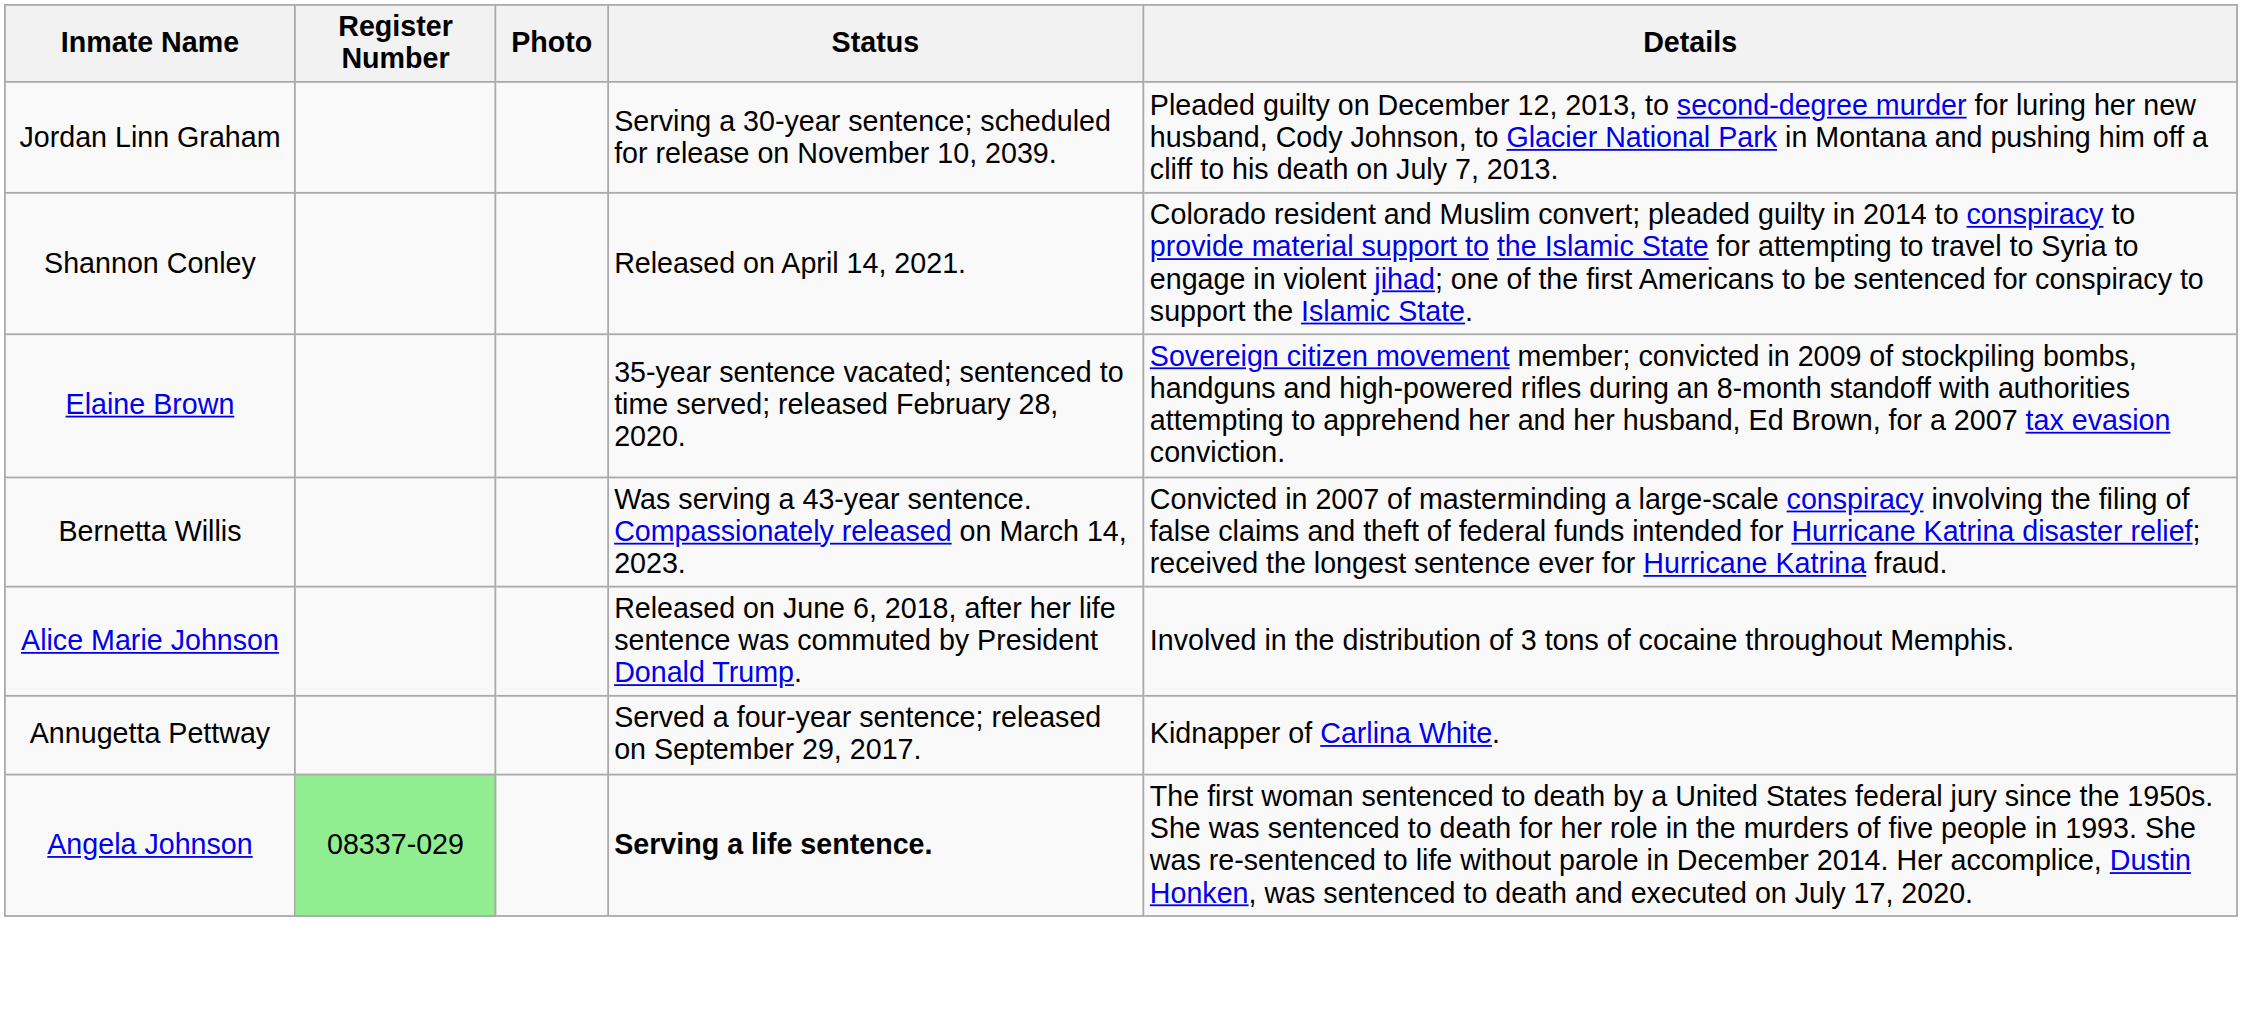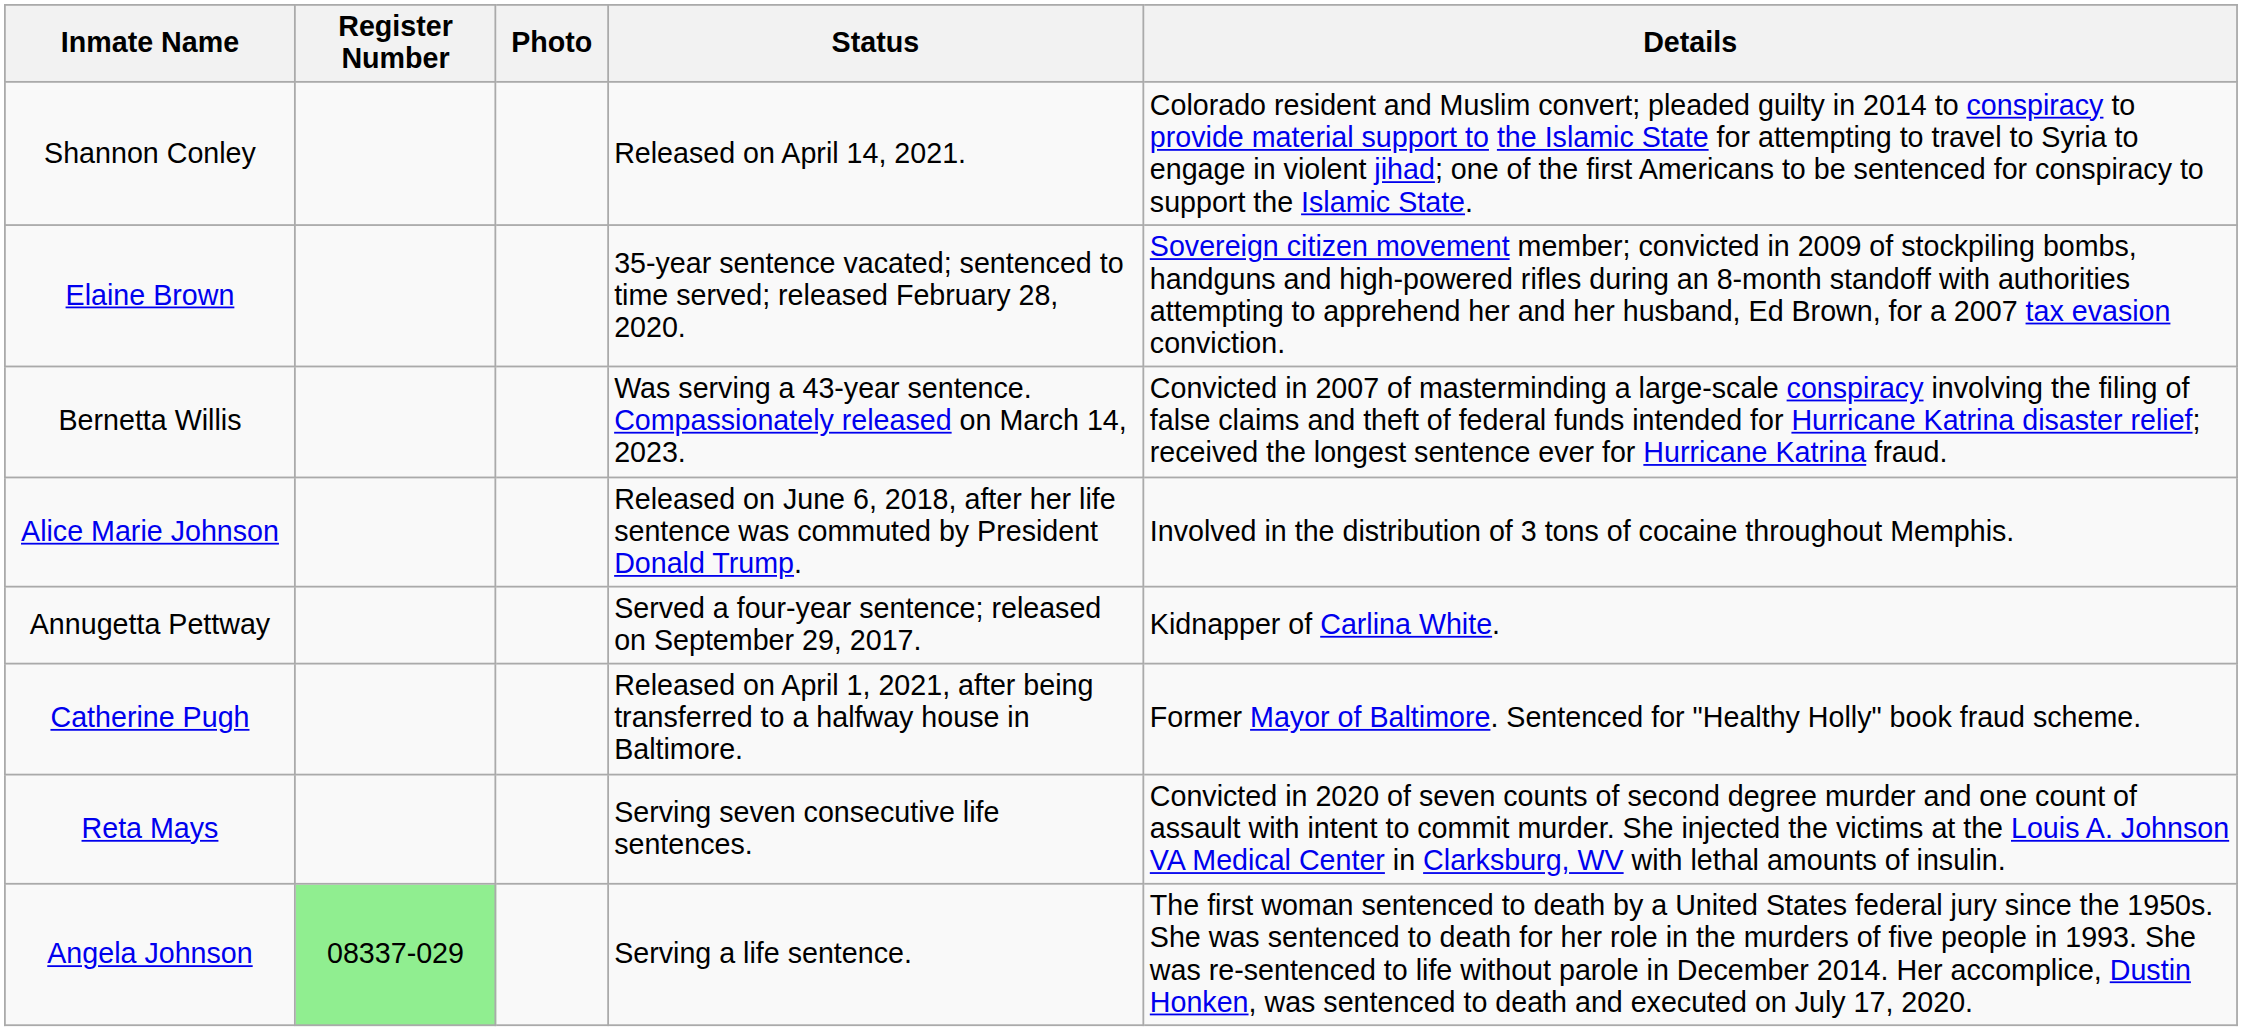- row: (150, 137)
+ row: (150, 718)
+ row: (150, 828)
(773, 844) bold -> (763, 954) normal
